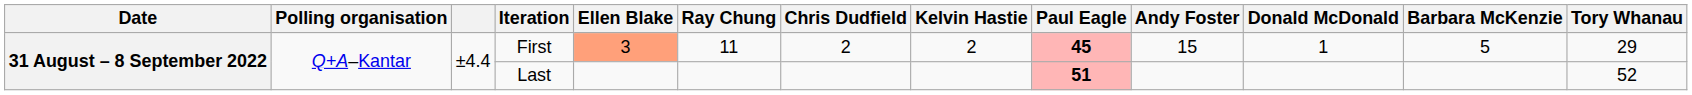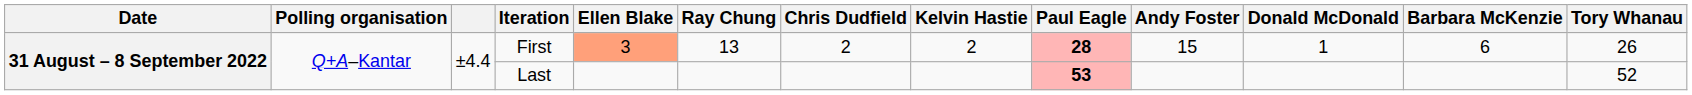(729, 47) 11 -> (729, 47) 13
(1081, 47) 45 -> (1081, 47) 28
(1485, 47) 5 -> (1485, 47) 6
(1627, 47) 29 -> (1627, 47) 26
(1081, 75) 51 -> (1081, 75) 53
